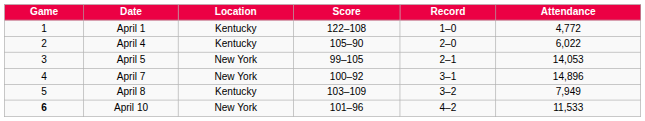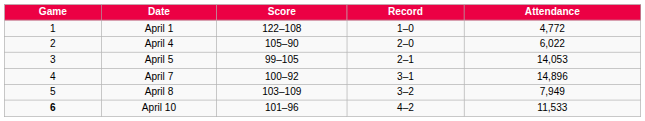- column: (236, 12)
